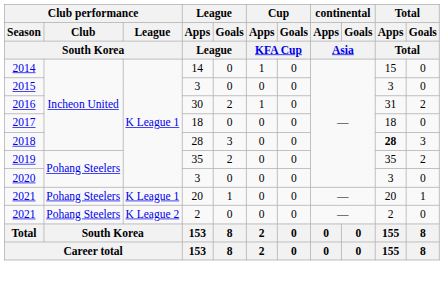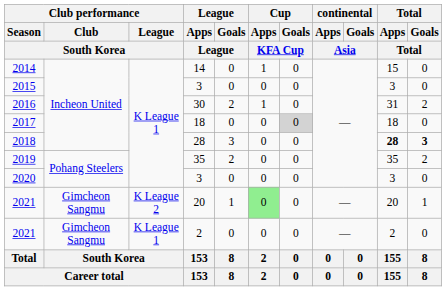(294, 123) no background -> (296, 123) lightgrey background
(423, 141) normal -> (425, 141) bold
(83, 196) Pohang Steelers -> (86, 202) Gimcheon Sangmu
(152, 196) K League 1 -> (156, 202) K League 2
(262, 196) no background -> (264, 202) lightgreen background
(83, 214) Pohang Steelers -> (86, 234) Gimcheon Sangmu
(152, 214) K League 2 -> (156, 234) K League 1
